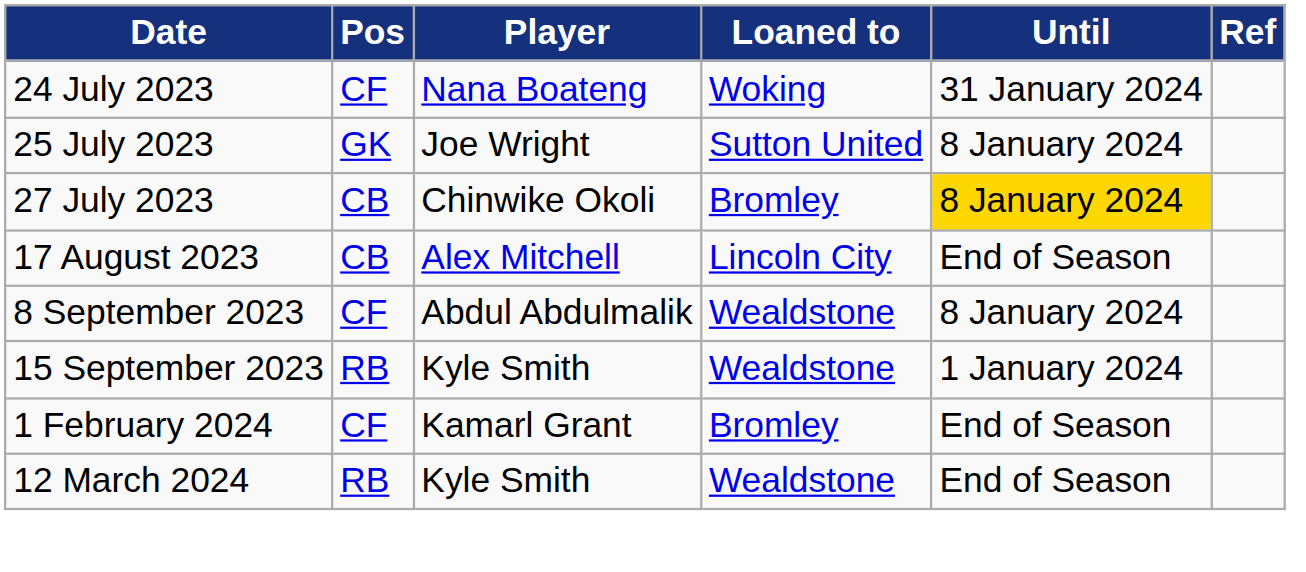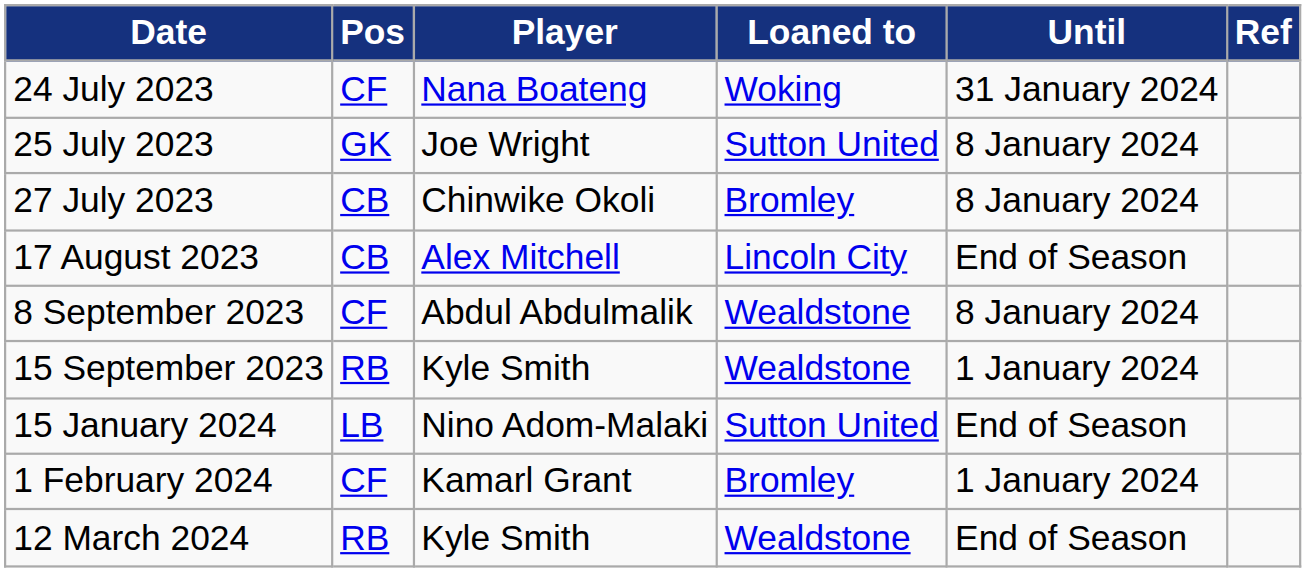(1061, 200) gold background -> (1077, 200) no background
+ row: (145, 425)
(1055, 425) End of Season -> (1077, 481) 1 January 2024
